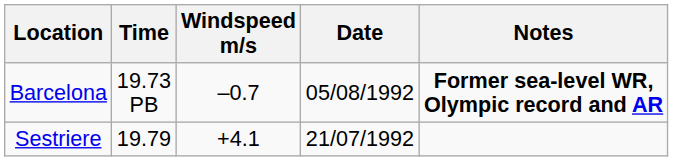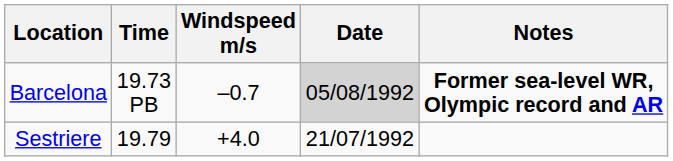(360, 92) no background -> (360, 92) lightgrey background
(238, 138) +4.1 -> (238, 138) +4.0
